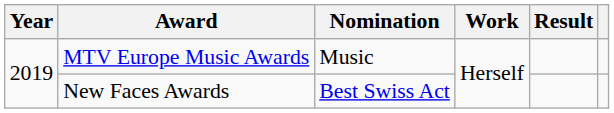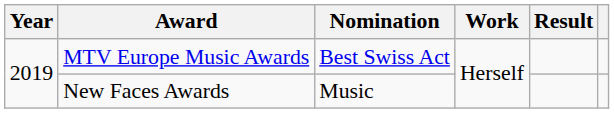(346, 56) Music -> (385, 56) Best Swiss Act
(385, 90) Best Swiss Act -> (346, 90) Music
